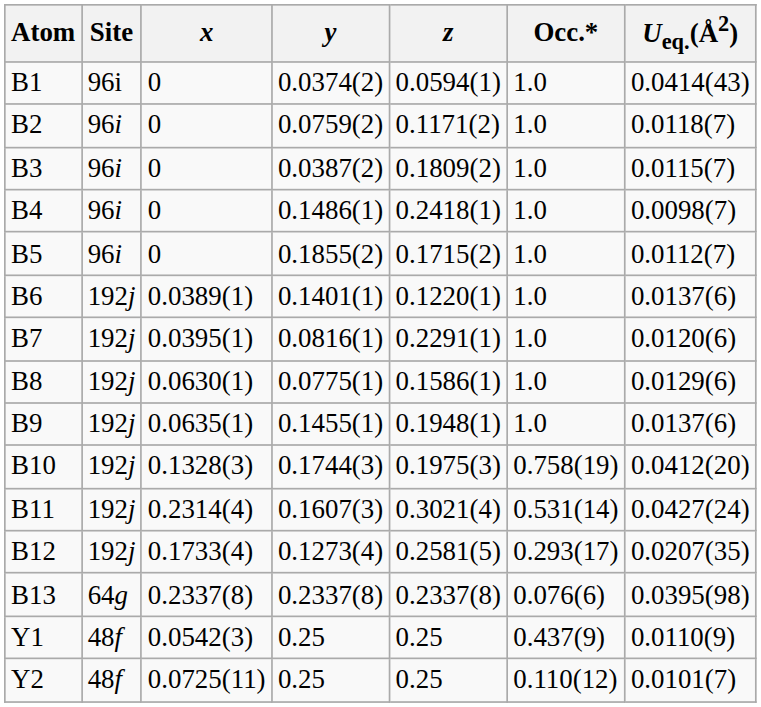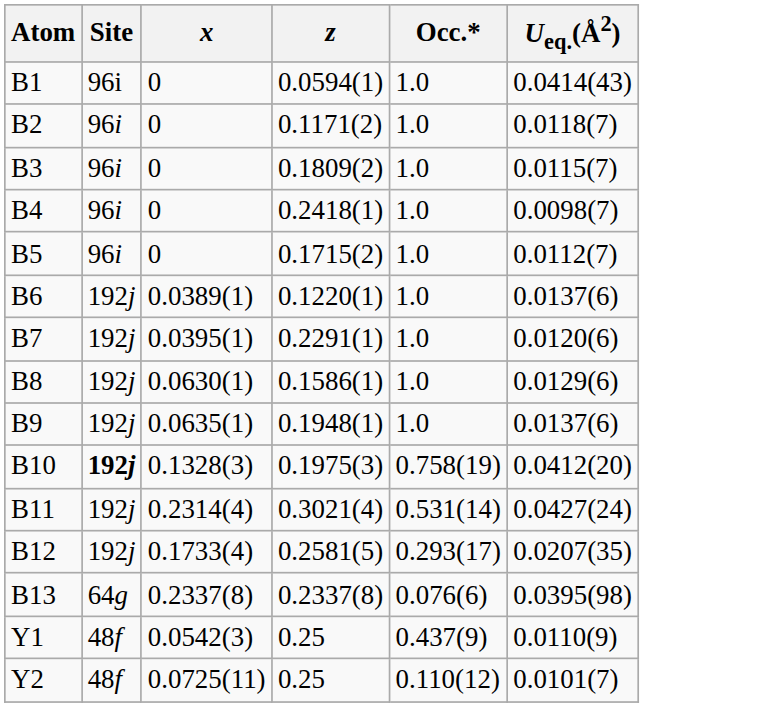- column: (331, 32)
(112, 466) normal -> (112, 466) bold
